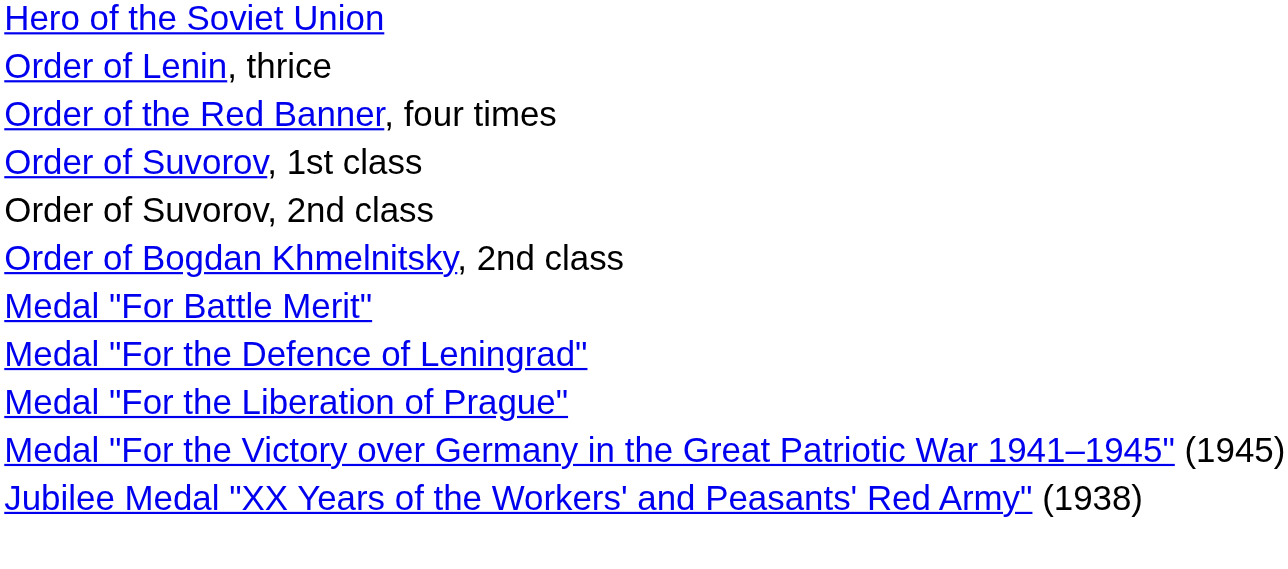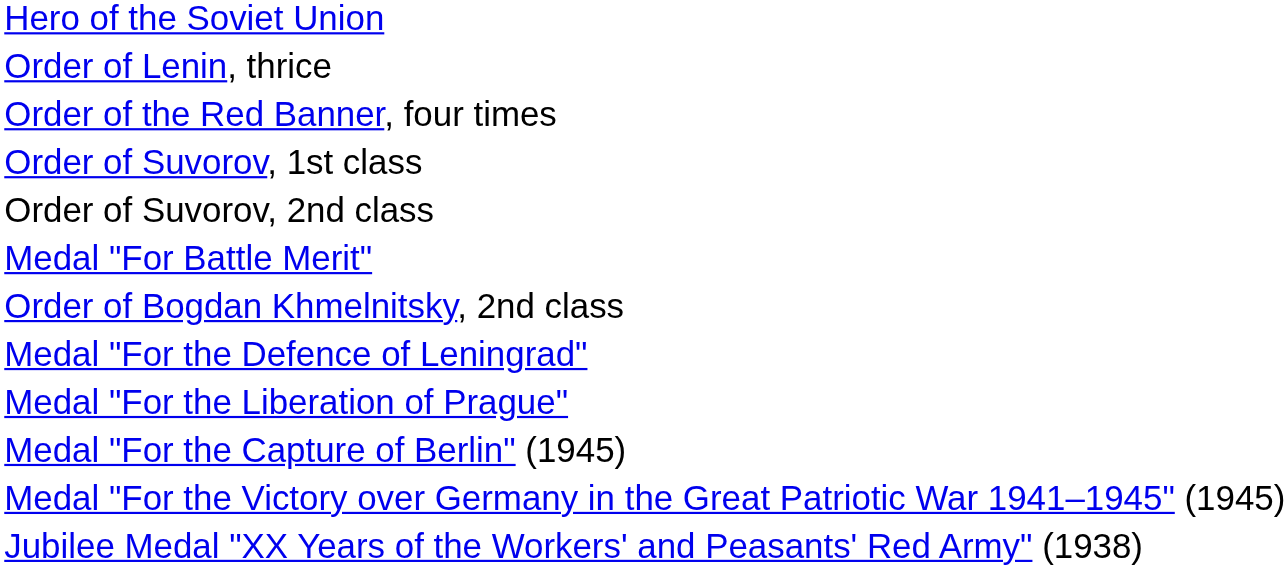rows swapped: (314, 258) <-> (188, 306)
+ row: (315, 450)
